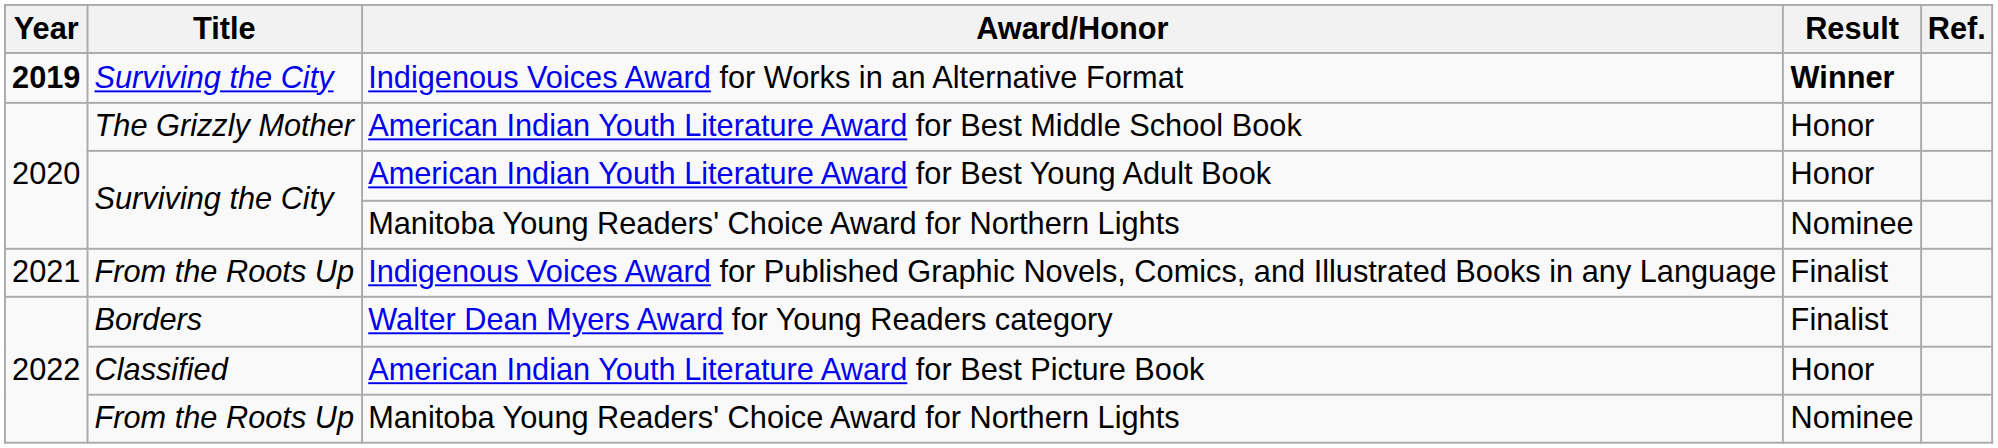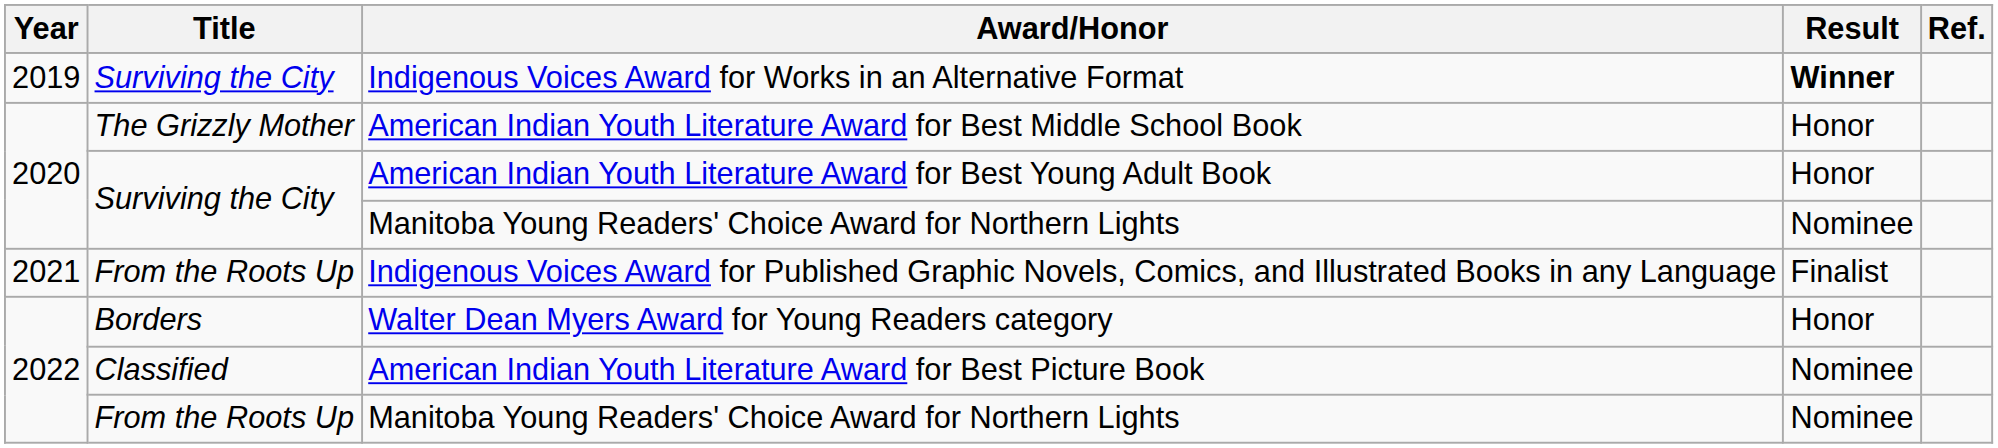(46, 77) bold -> (46, 77) normal
(1839, 321) Finalist -> (1832, 321) Honor
(1832, 369) Honor -> (1852, 369) Nominee
